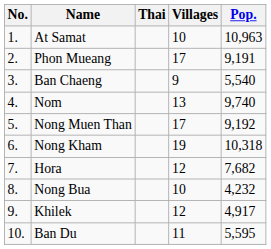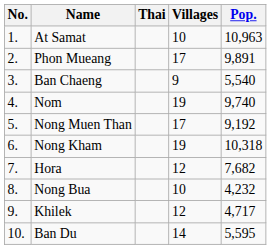(240, 59) 9,191 -> (240, 59) 9,891
(179, 102) 13 -> (179, 102) 19
(240, 211) 4,917 -> (240, 211) 4,717
(179, 233) 11 -> (179, 233) 14
